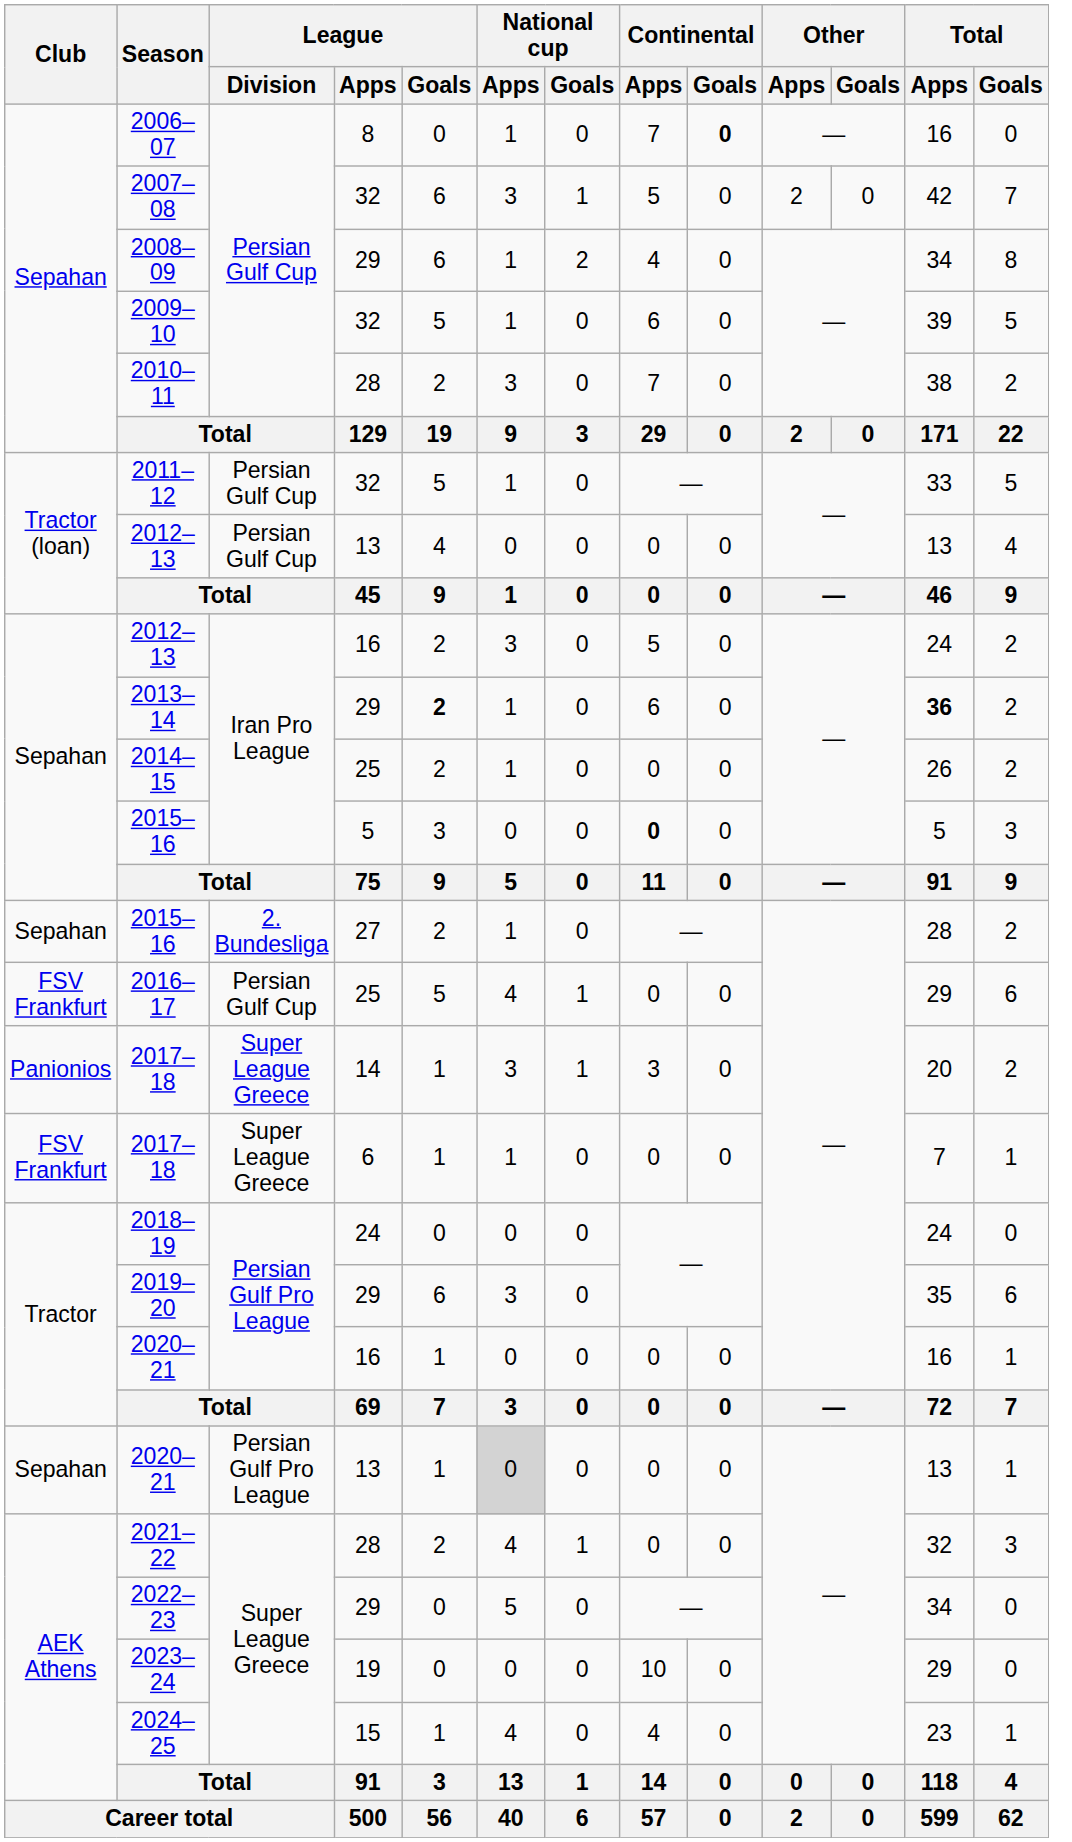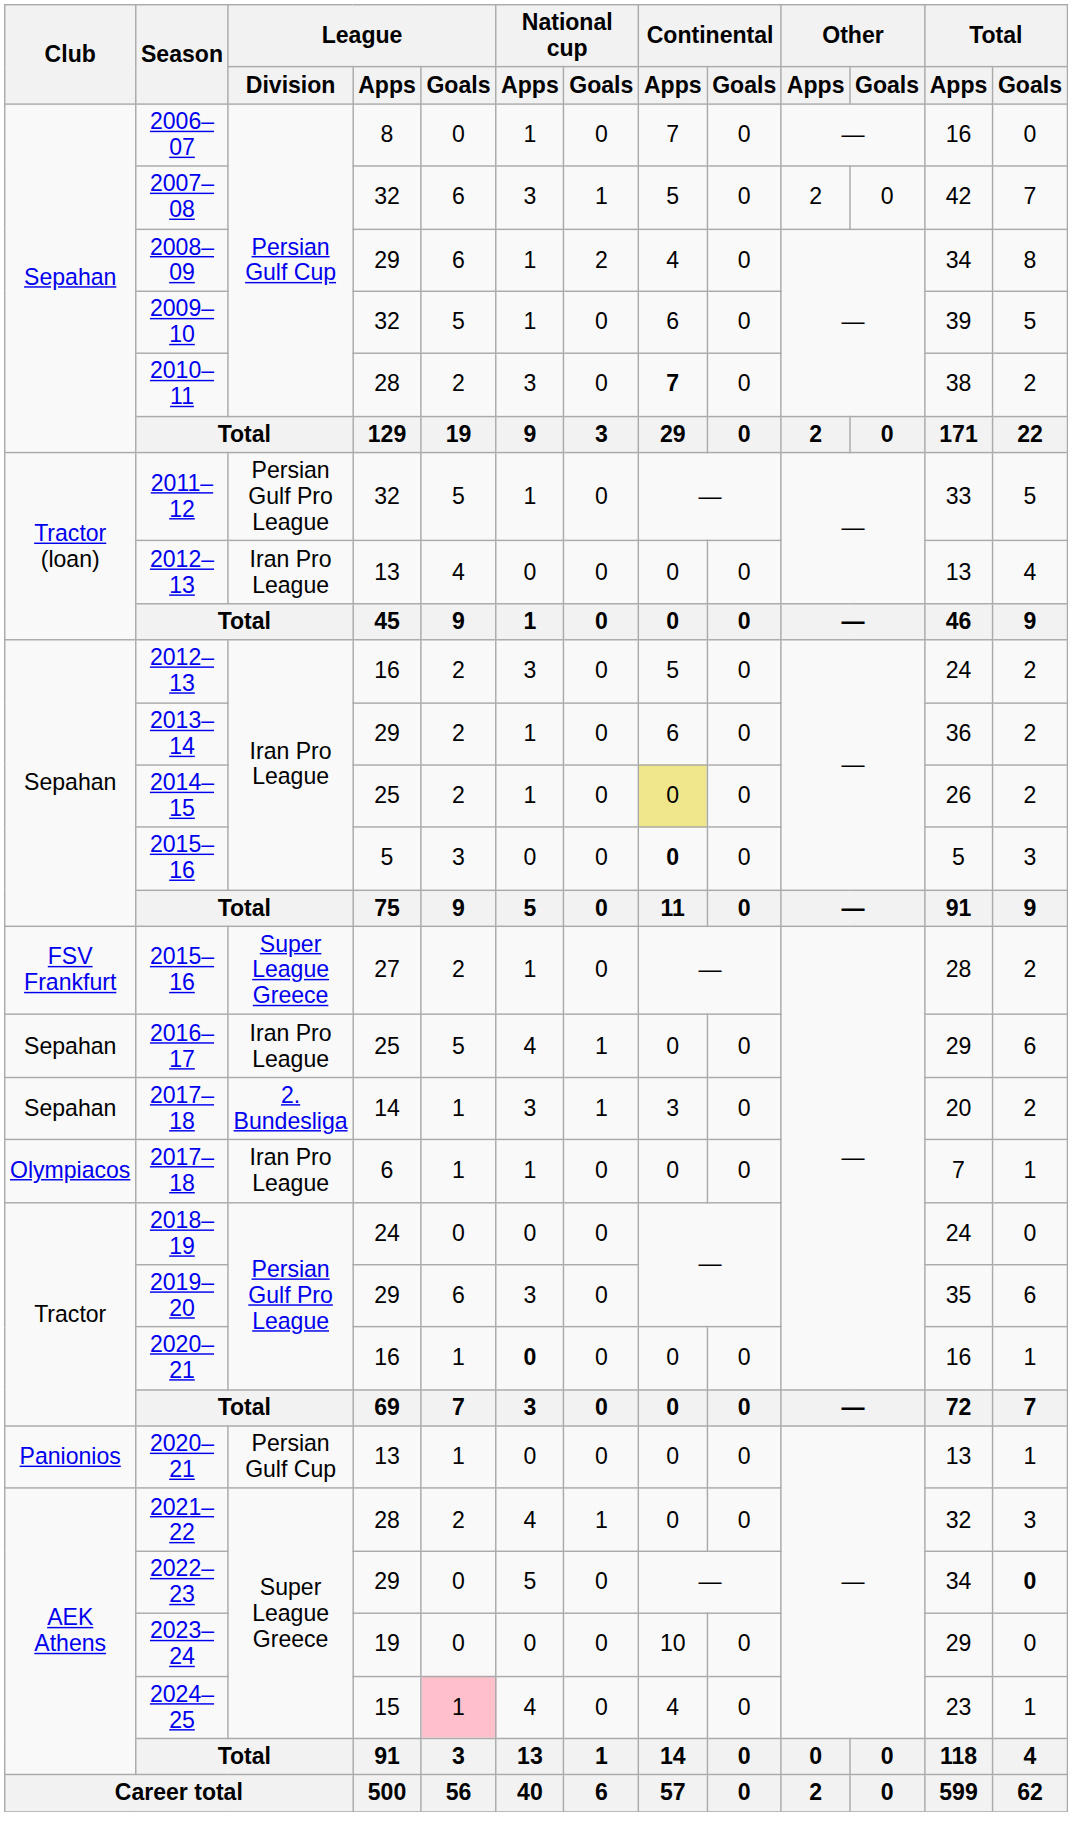(725, 134) bold -> (744, 134) normal
(654, 384) normal -> (673, 384) bold
(271, 483) Persian Gulf Cup -> (291, 496) Persian Gulf Pro League
(271, 546) Persian Gulf Cup -> (291, 571) Iran Pro League
(439, 707) bold -> (458, 733) normal
(939, 707) bold -> (959, 733) normal
(654, 769) no background -> (673, 795) khaki background
(61, 931) Sepahan -> (70, 970) FSV Frankfurt
(271, 931) 2. Bundesliga -> (291, 970) Super League Greece
(61, 993) FSV Frankfurt -> (70, 1045) Sepahan
(271, 993) Persian Gulf Cup -> (291, 1045) Iran Pro League
(61, 1069) Panionios -> (70, 1108) Sepahan
(271, 1069) Super League Greece -> (291, 1108) 2. Bundesliga
(61, 1157) FSV Frankfurt -> (70, 1170) Olympiacos
(271, 1157) Super League Greece -> (291, 1170) Iran Pro League
(511, 1358) normal -> (530, 1358) bold
(61, 1469) Sepahan -> (70, 1457) Panionios
(271, 1469) Persian Gulf Pro League -> (291, 1457) Persian Gulf Cup
(511, 1469) lightgrey background -> (530, 1457) no background
(1011, 1607) normal -> (1030, 1581) bold
(439, 1732) no background -> (458, 1706) pink background
